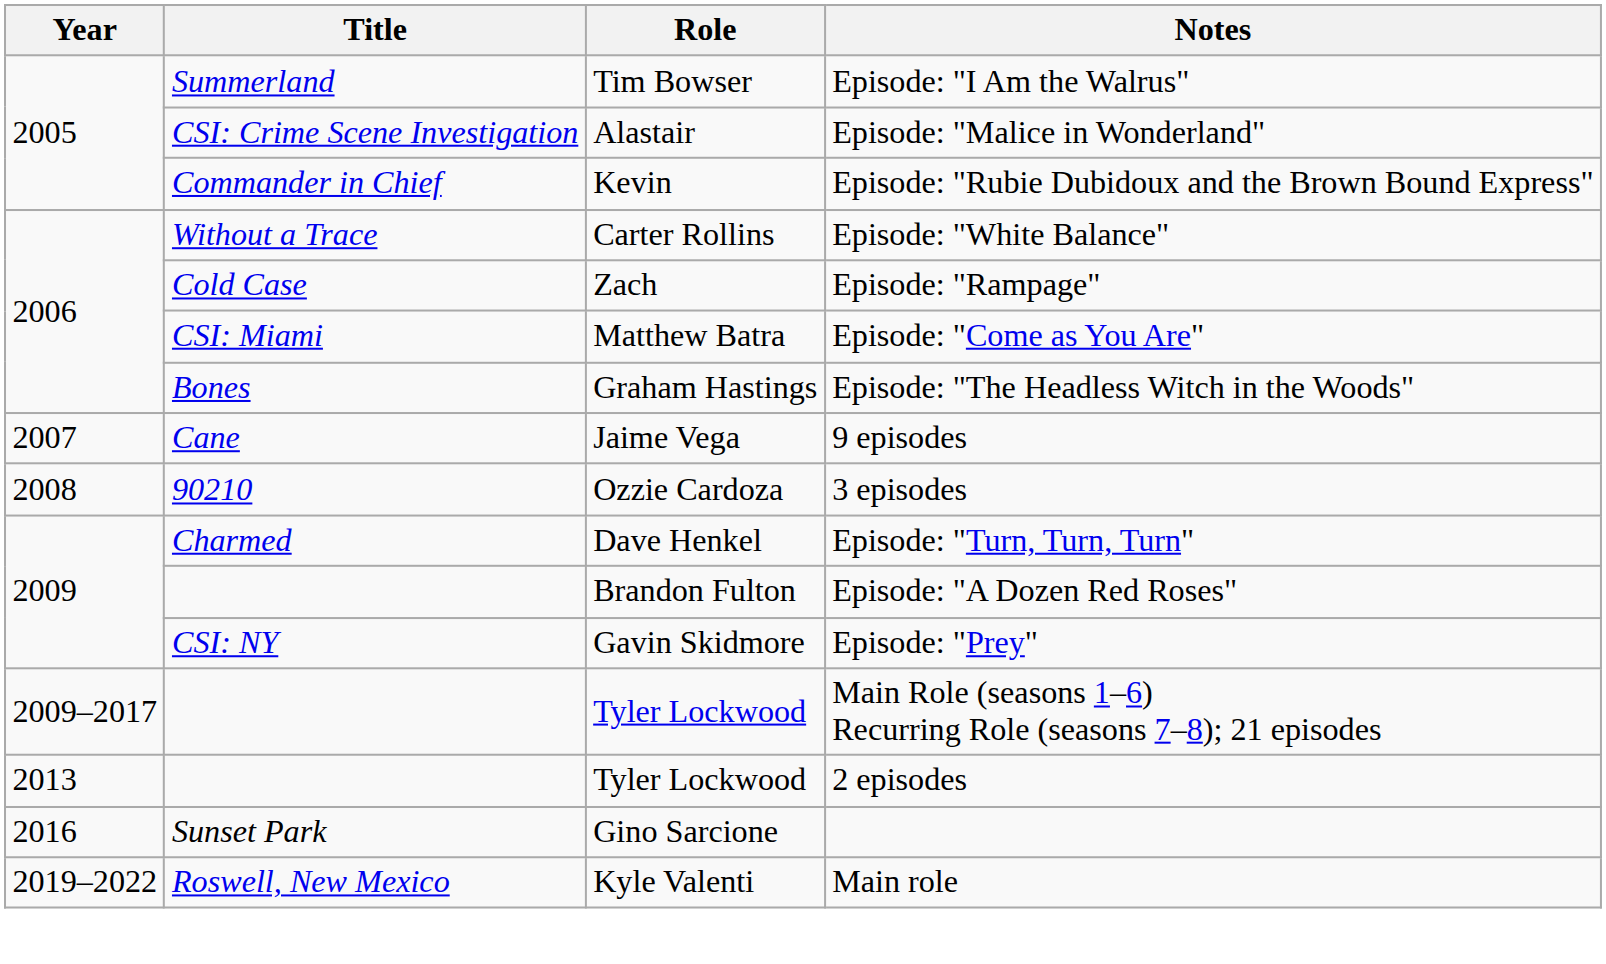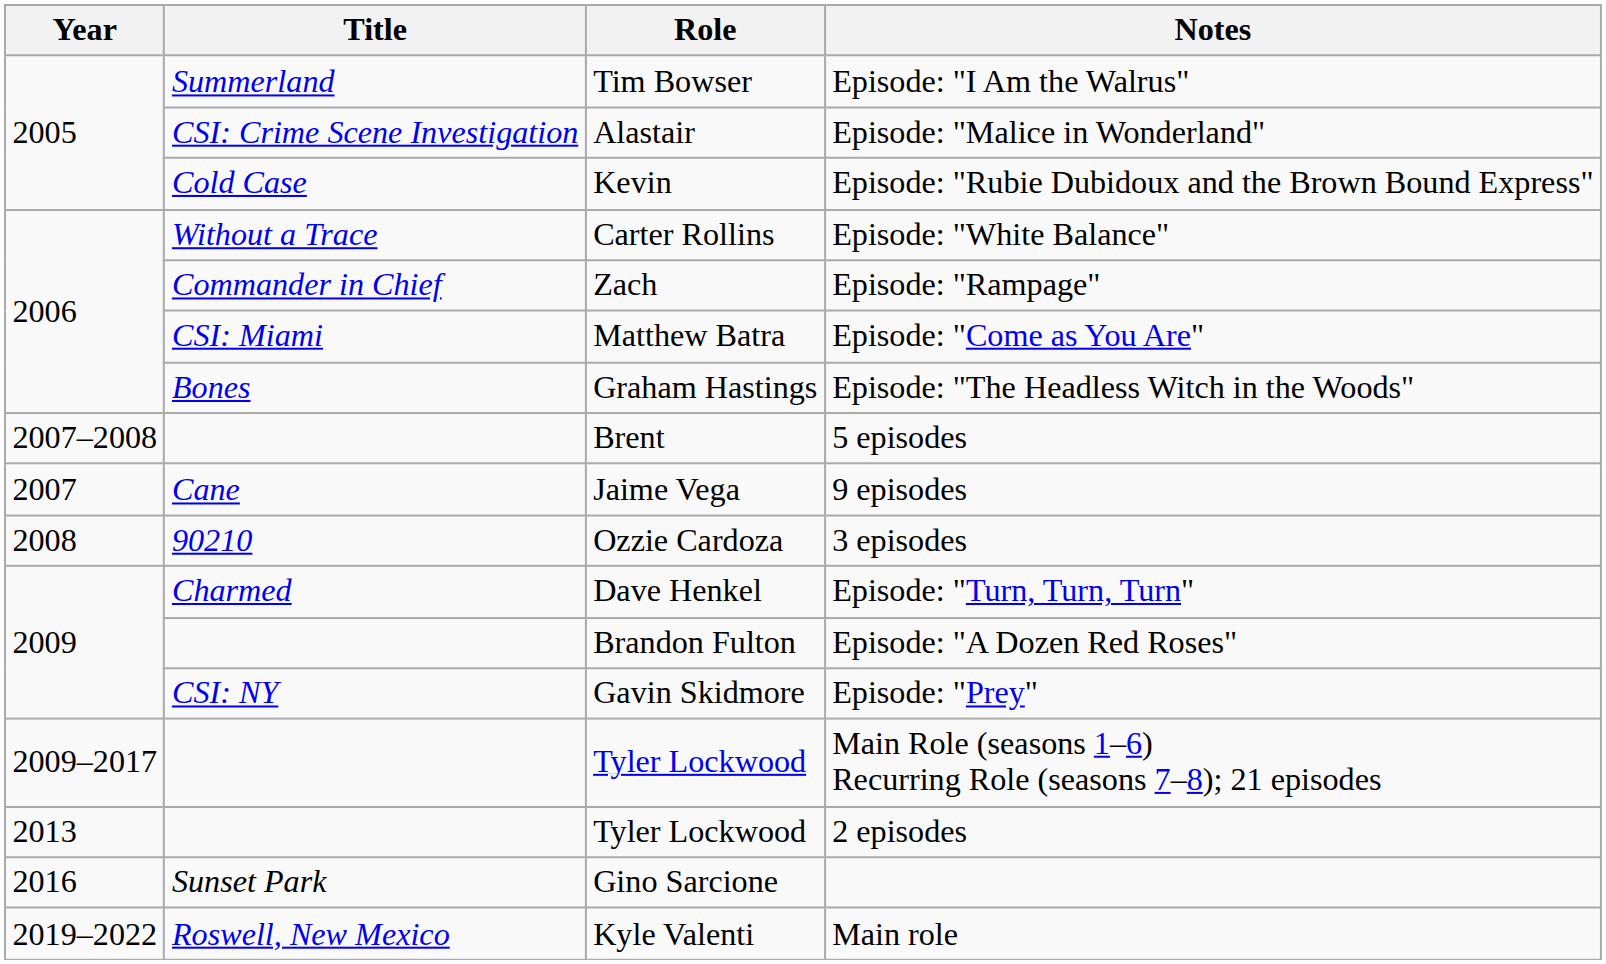(307, 183) Commander in Chief -> (239, 183) Cold Case
(239, 285) Cold Case -> (307, 285) Commander in Chief
+ row: (900, 438)
